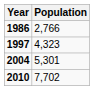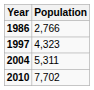(47, 61) 5,301 -> (47, 61) 5,311
